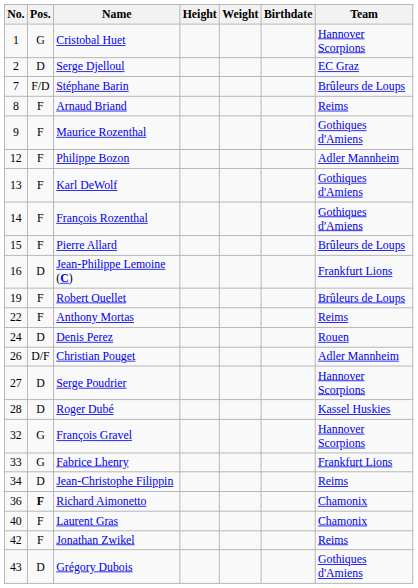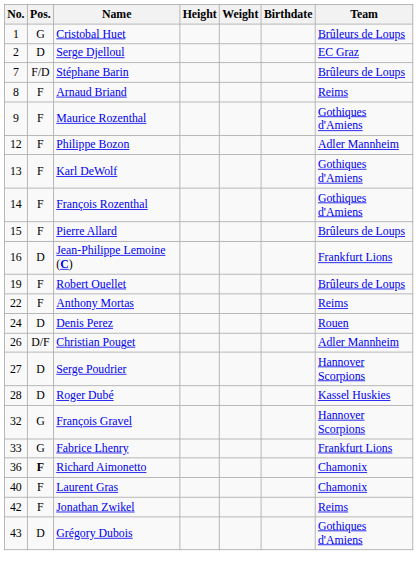(342, 41) Hannover Scorpions -> (362, 34) Brûleurs de Loups
- row: (115, 482)
